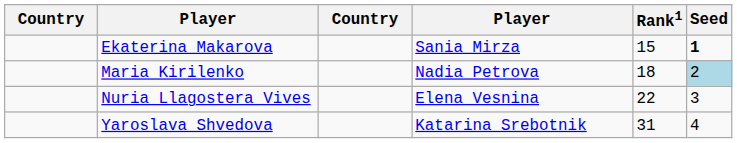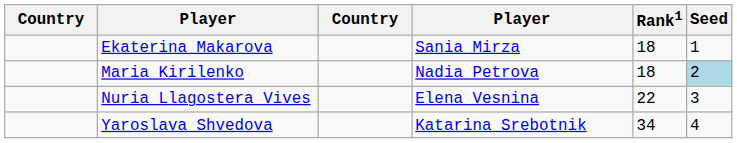(646, 47) 15 -> (646, 47) 18
(695, 47) bold -> (695, 47) normal
(646, 125) 31 -> (646, 125) 34
